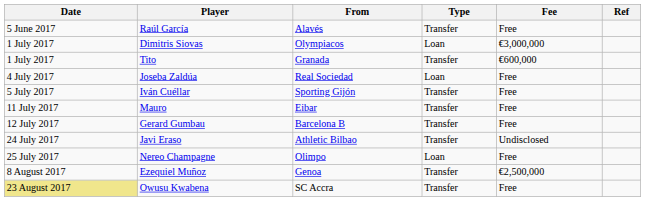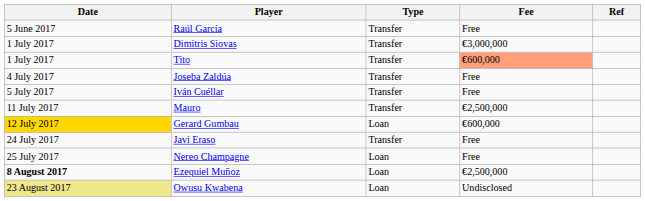- column: (357, 12)
(435, 44) Loan -> (385, 44) Transfer
(518, 60) no background -> (481, 60) lightsalmon background
(435, 76) Loan -> (385, 76) Transfer
(508, 108) Free -> (485, 108) €2,500,000
(33, 124) no background -> (33, 124) gold background
(441, 124) Transfer -> (379, 124) Loan
(508, 124) Free -> (481, 124) €600,000
(524, 140) Undisclosed -> (471, 140) Free
(36, 172) normal -> (37, 172) bold
(441, 172) Transfer -> (379, 172) Loan
(441, 188) Transfer -> (379, 188) Loan
(508, 188) Free -> (487, 188) Undisclosed
